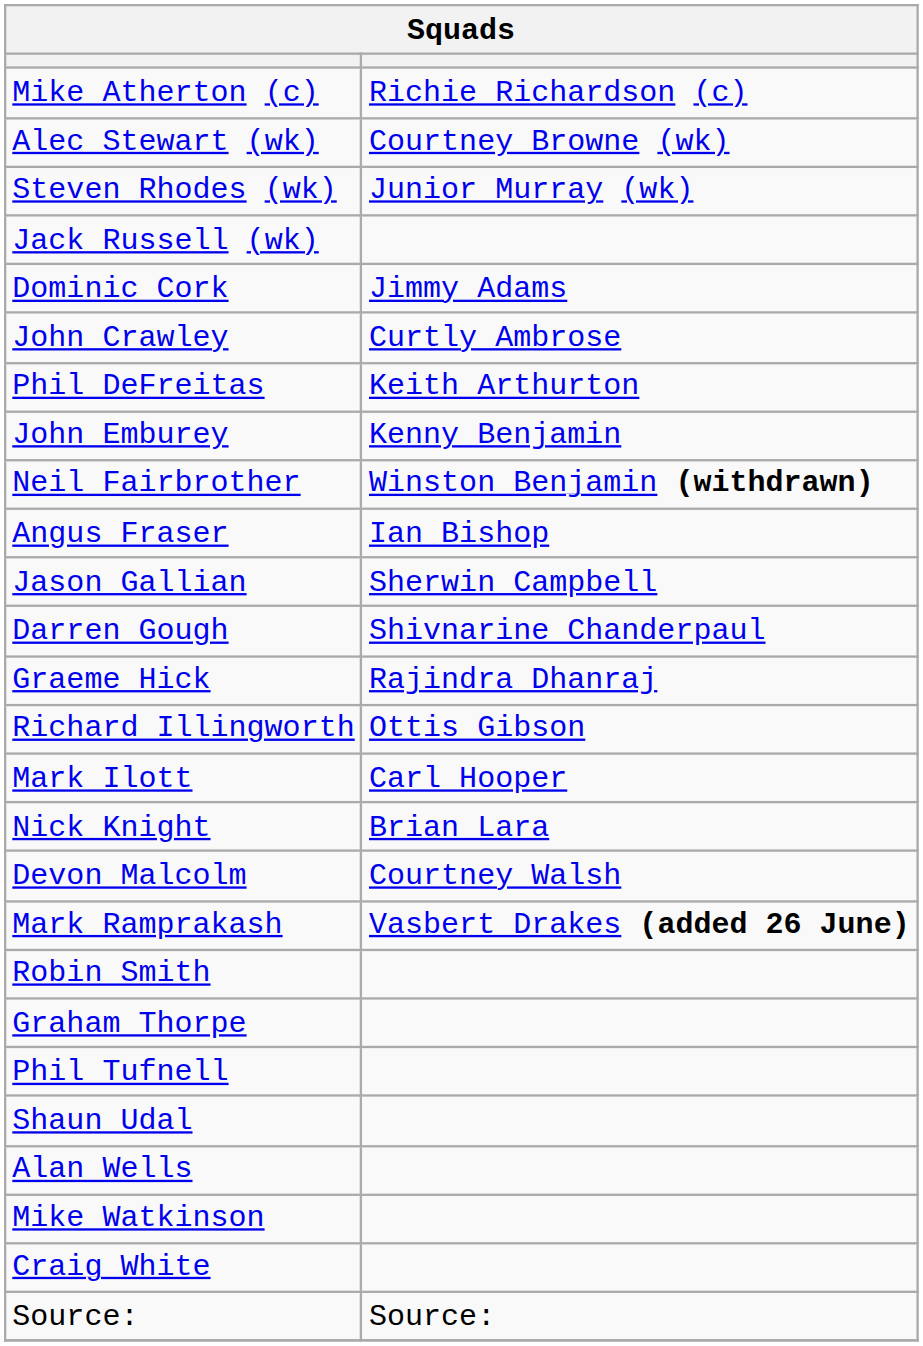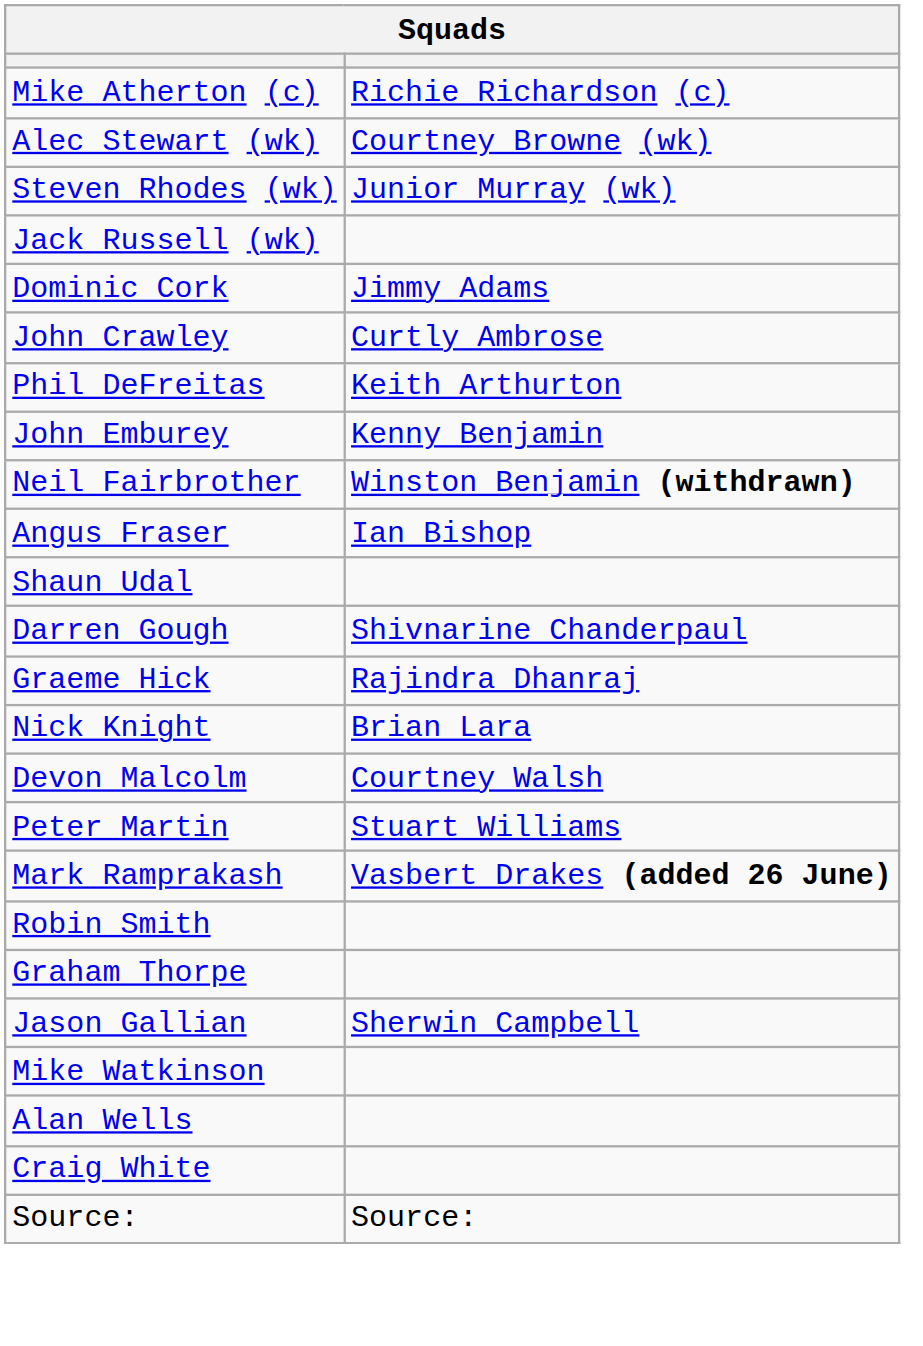rows swapped: (129, 582) <-> (102, 1121)
- row: (184, 729)
- row: (102, 778)
+ row: (120, 827)
- row: (120, 1072)
rows swapped: (138, 1219) <-> (102, 1170)
